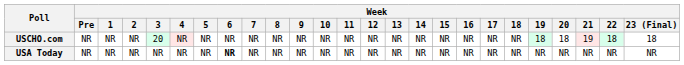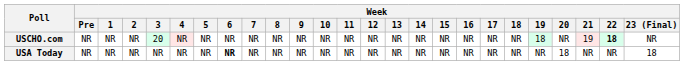(564, 39) 18 -> (564, 39) NR
(612, 39) normal -> (612, 39) bold
(652, 39) 18 -> (652, 39) NR
(564, 53) NR -> (564, 53) 18
(652, 53) NR -> (652, 53) 18
